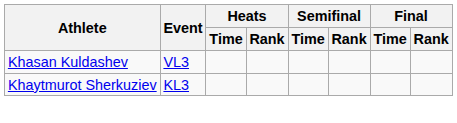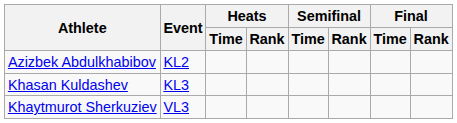+ row: (82, 62)
(176, 62) VL3 -> (176, 85) KL3
(176, 85) KL3 -> (176, 107) VL3
